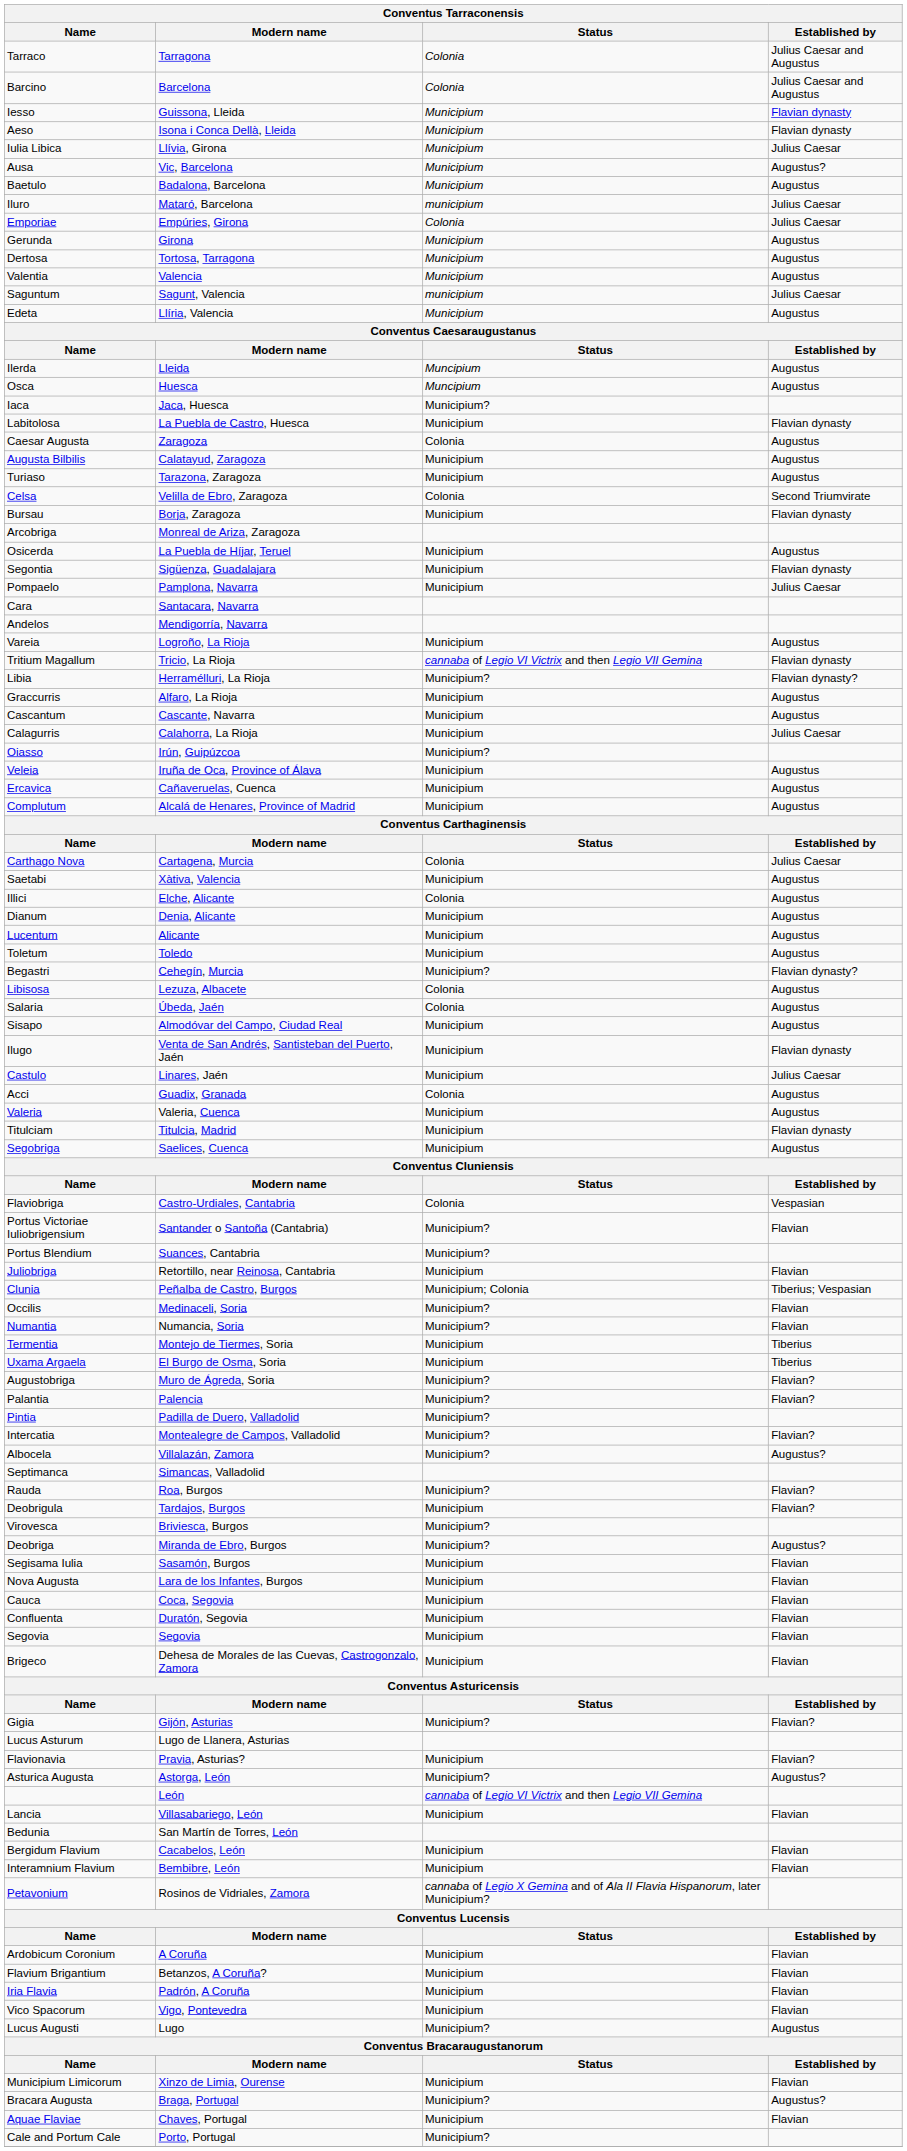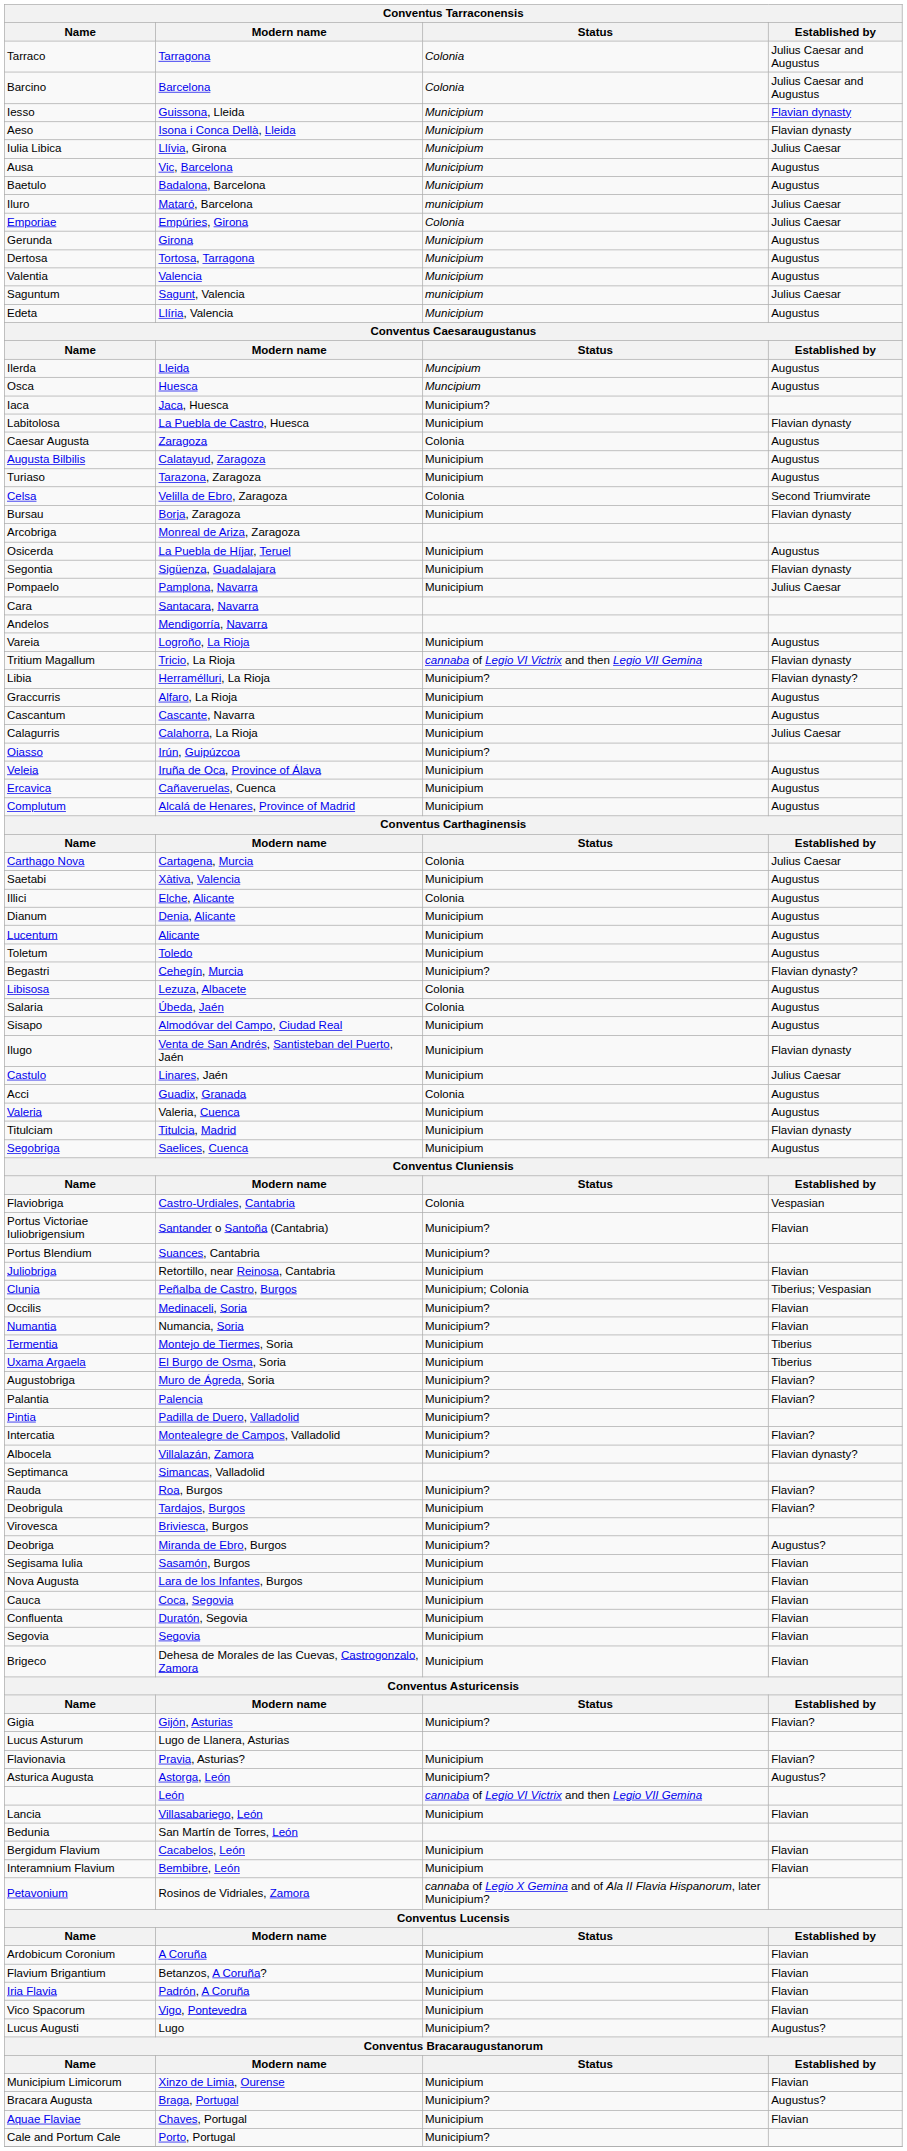(798, 167) Augustus? -> (795, 167) Augustus
(798, 1453) Augustus? -> (814, 1453) Flavian dynasty?
(795, 2028) Augustus -> (798, 2028) Augustus?
